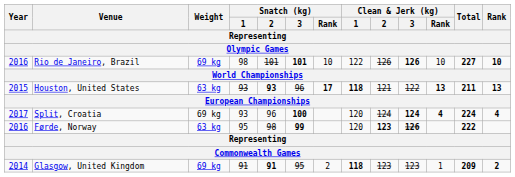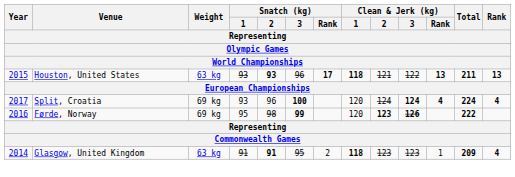- row: (87, 62)
(209, 127) 63 kg -> (209, 114) 69 kg
(209, 166) 69 kg -> (209, 153) 63 kg
(497, 166) 2 -> (497, 153) 4
